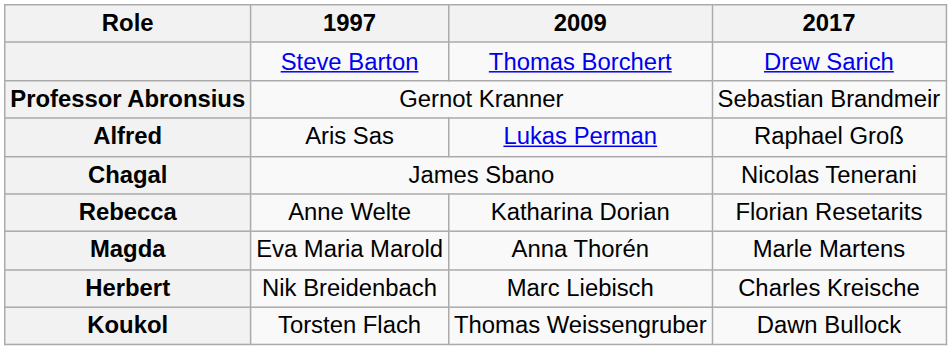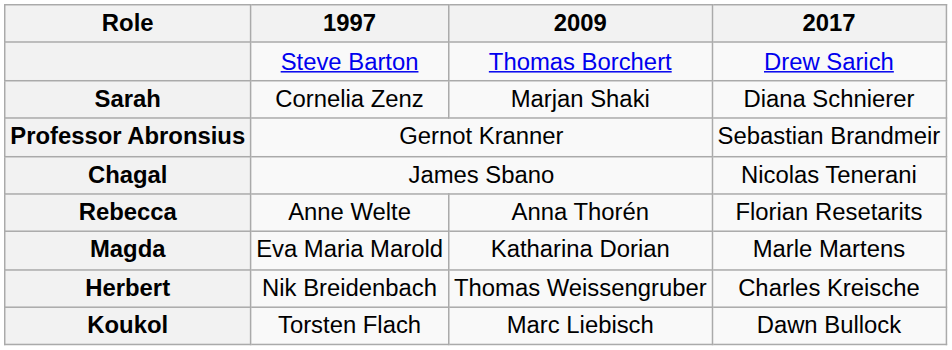+ row: (128, 99)
- row: (128, 136)
(580, 212) Katharina Dorian -> (580, 212) Anna Thorén
(580, 250) Anna Thorén -> (580, 250) Katharina Dorian
(580, 288) Marc Liebisch -> (580, 288) Thomas Weissengruber
(580, 325) Thomas Weissengruber -> (580, 325) Marc Liebisch
